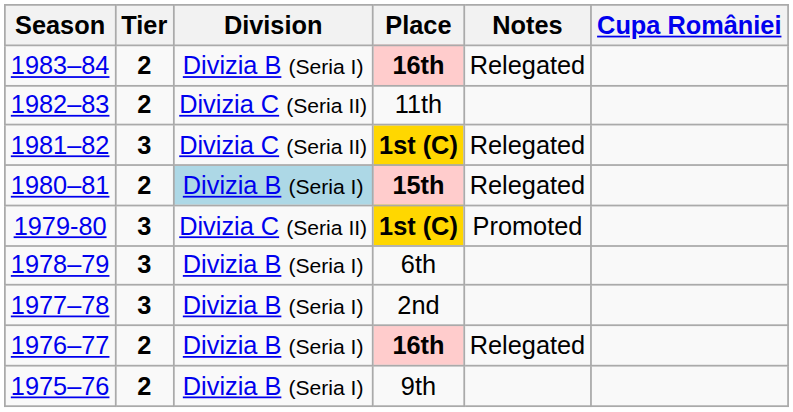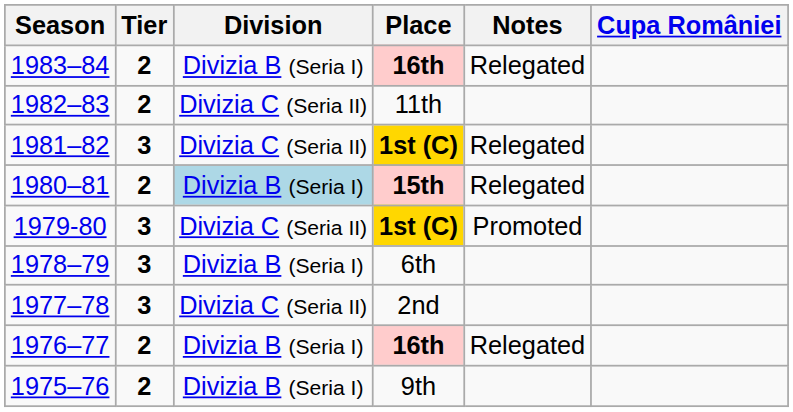(273, 306) Divizia B (Seria I) -> (273, 306) Divizia C (Seria II)
